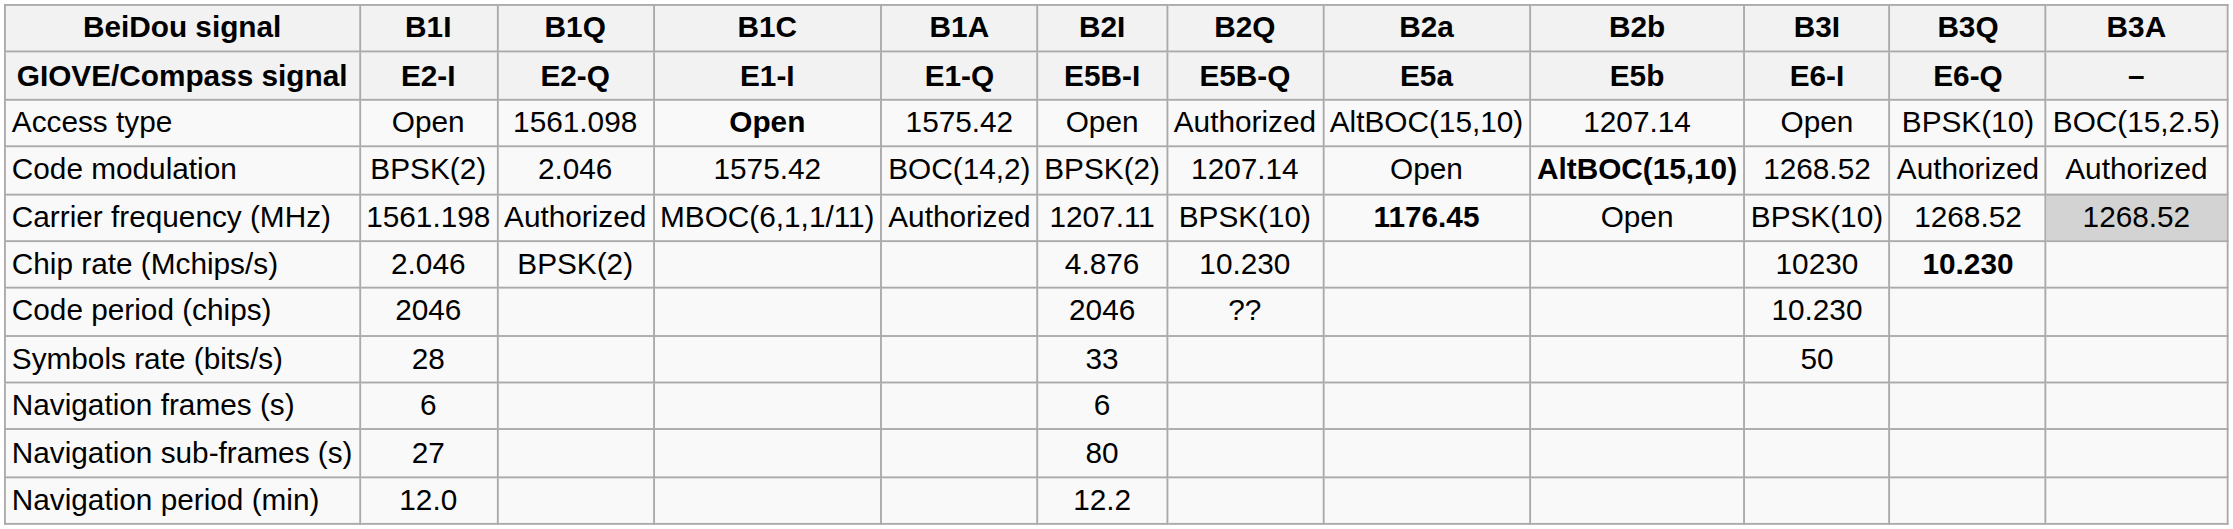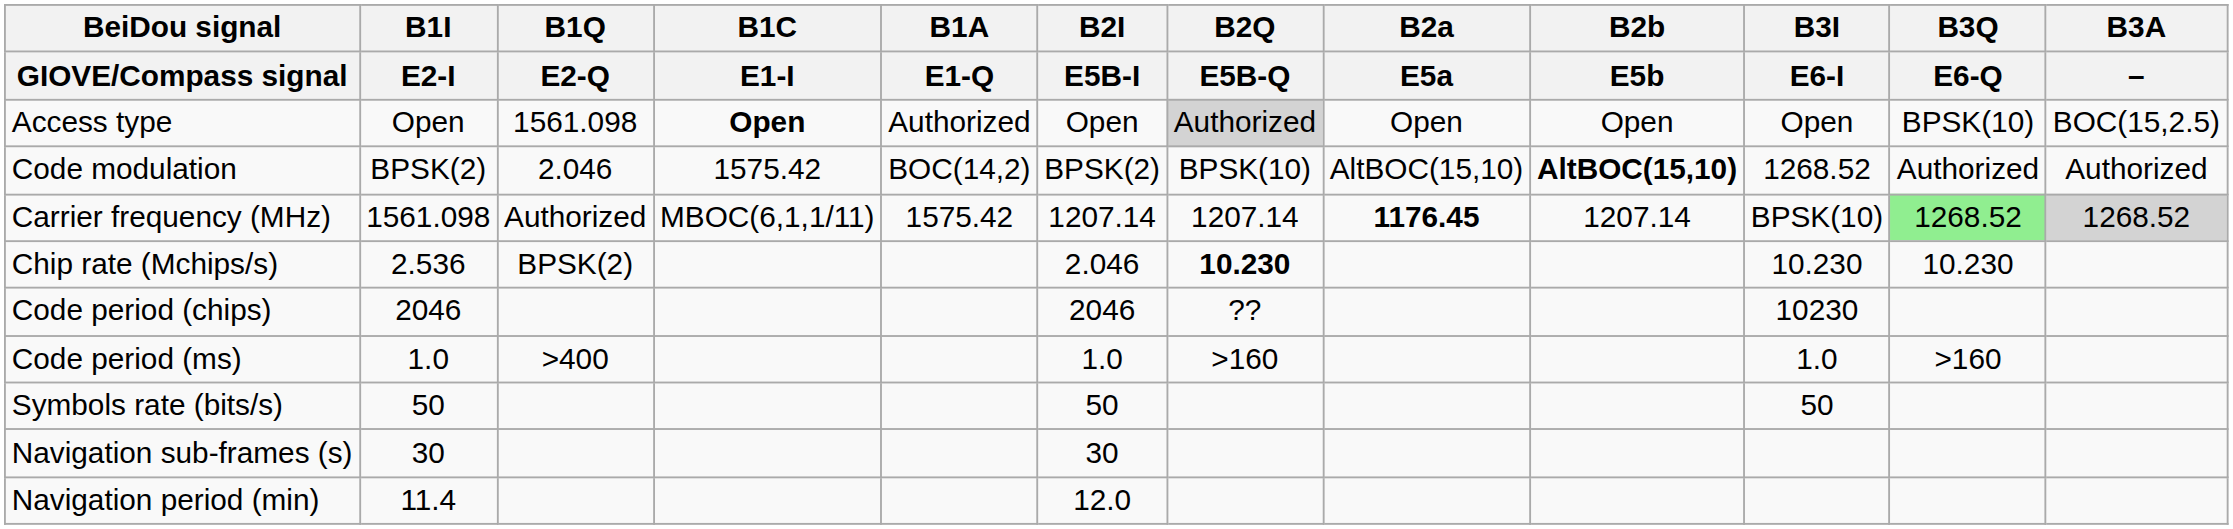(959, 122) 1575.42 -> (959, 122) Authorized
(1245, 122) no background -> (1245, 122) lightgrey background
(1427, 122) AltBOC(15,10) -> (1427, 122) Open
(1637, 122) 1207.14 -> (1637, 122) Open
(1245, 169) 1207.14 -> (1245, 169) BPSK(10)
(1427, 169) Open -> (1427, 169) AltBOC(15,10)
(428, 216) 1561.198 -> (428, 216) 1561.098
(959, 216) Authorized -> (959, 216) 1575.42
(1102, 216) 1207.11 -> (1102, 216) 1207.14
(1245, 216) BPSK(10) -> (1245, 216) 1207.14
(1637, 216) Open -> (1637, 216) 1207.14
(1968, 216) no background -> (1968, 216) lightgreen background
(428, 264) 2.046 -> (428, 264) 2.536
(1102, 264) 4.876 -> (1102, 264) 2.046
(1245, 264) normal -> (1245, 264) bold
(1817, 264) 10230 -> (1817, 264) 10.230
(1968, 264) bold -> (1968, 264) normal
(1817, 311) 10.230 -> (1817, 311) 10230
+ row: (127, 358)
(428, 358) 28 -> (428, 405) 50
(1102, 358) 33 -> (1102, 405) 50
- row: (153, 405)
(428, 452) 27 -> (428, 452) 30
(1102, 452) 80 -> (1102, 452) 30
(428, 500) 12.0 -> (428, 500) 11.4
(1102, 500) 12.2 -> (1102, 500) 12.0
